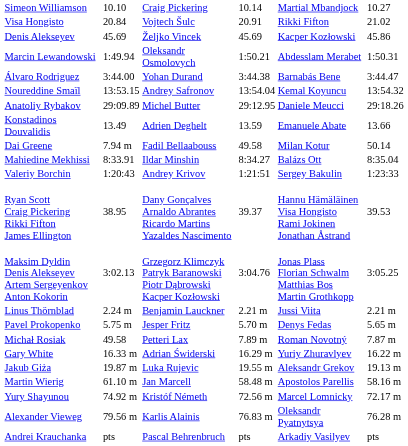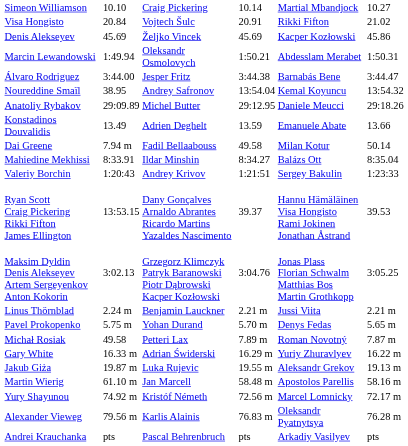(172, 76) Yohan Durand -> (166, 76) Jesper Fritz
(121, 91) 13:53.15 -> (115, 91) 38.95
(115, 212) 38.95 -> (121, 212) 13:53.15
(166, 325) Jesper Fritz -> (172, 325) Yohan Durand
